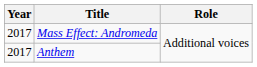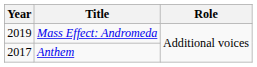(19, 33) 2017 -> (19, 33) 2019
